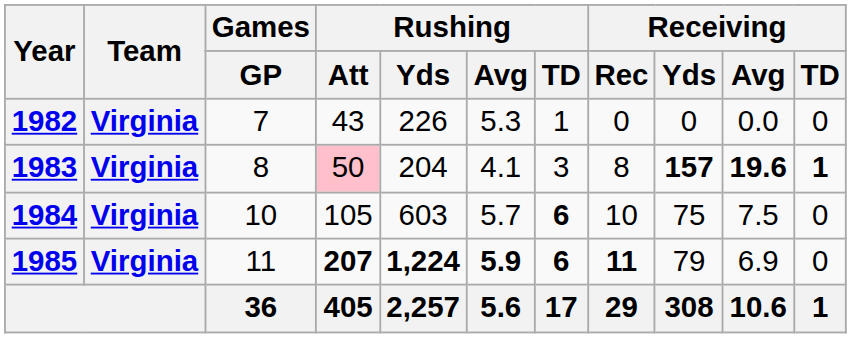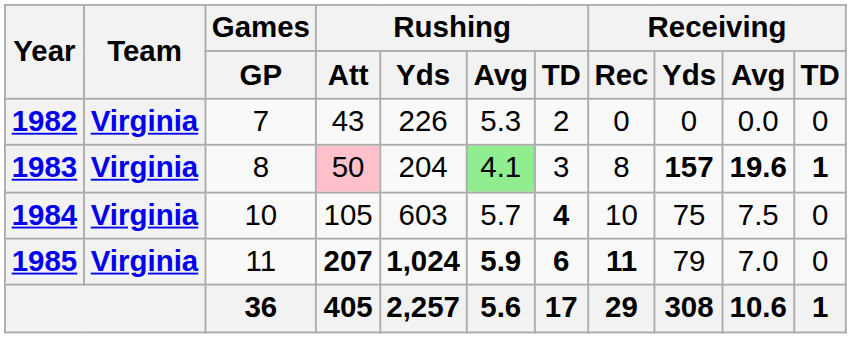(561, 121) 1 -> (561, 121) 2
(501, 167) no background -> (501, 167) lightgreen background
(561, 214) 6 -> (561, 214) 4
(423, 261) 1,224 -> (423, 261) 1,024
(758, 261) 6.9 -> (758, 261) 7.0
